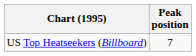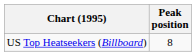(170, 42) 7 -> (170, 42) 8
